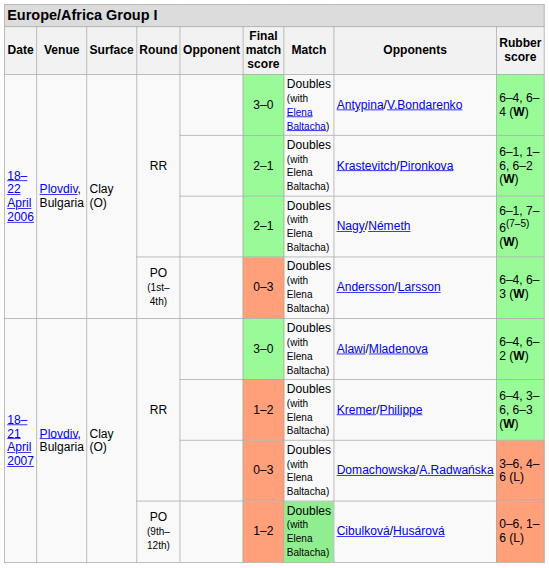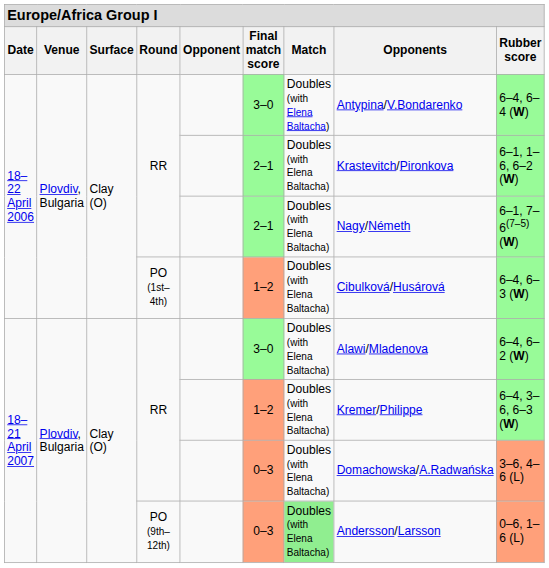(263, 287) 0–3 -> (263, 287) 1–2
(389, 287) Andersson/Larsson -> (391, 287) Cibulková/Husárová
(263, 531) 1–2 -> (263, 531) 0–3
(391, 531) Cibulková/Husárová -> (389, 531) Andersson/Larsson
